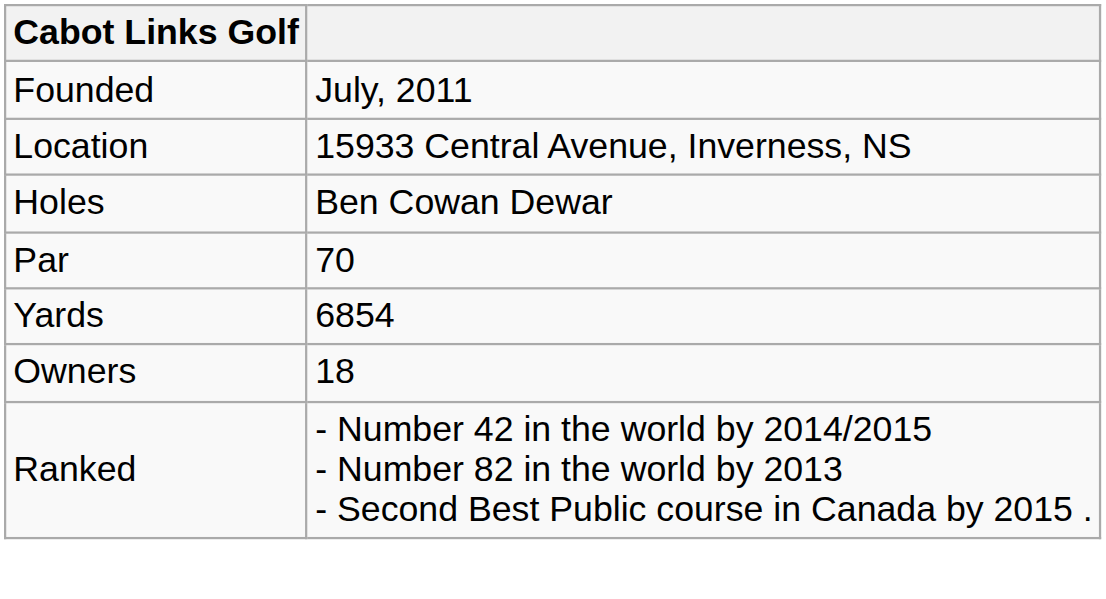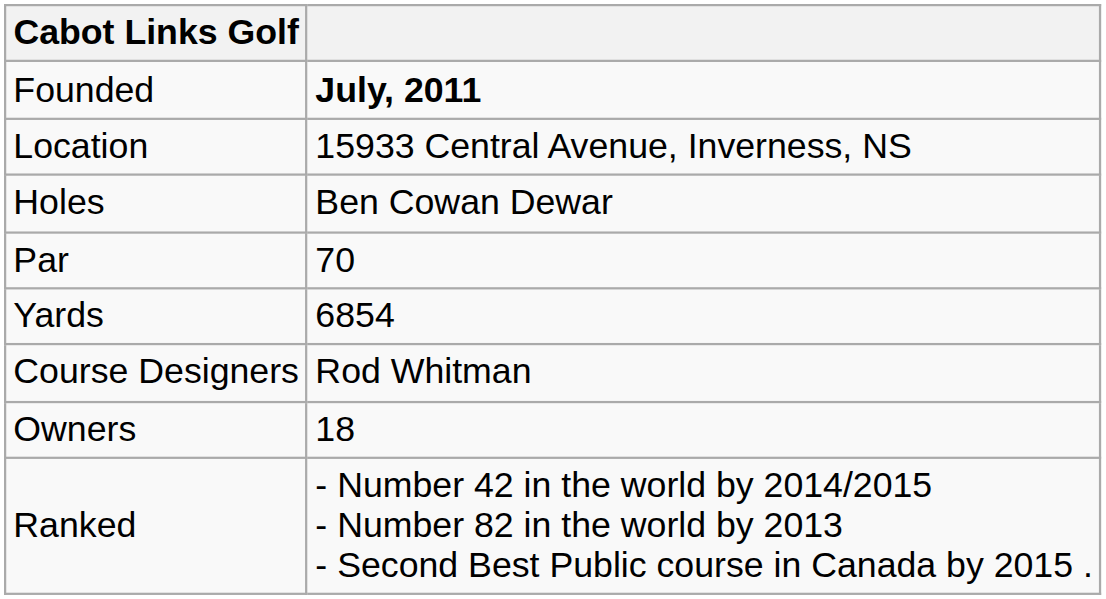(394, 89) normal -> (398, 89) bold
+ row: (156, 372)
